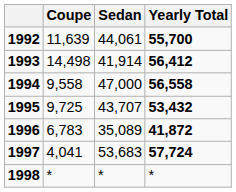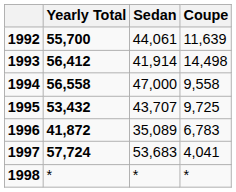columns swapped: (69, 15) <-> (188, 15)
